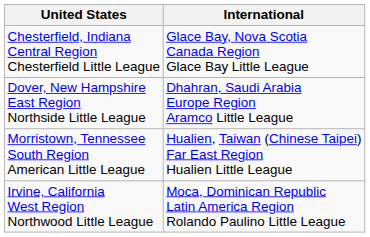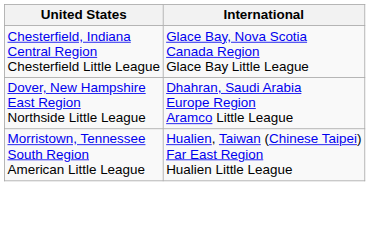- row: (80, 206)
